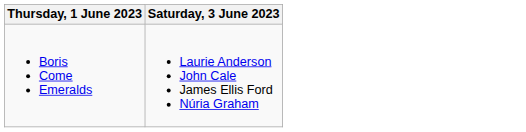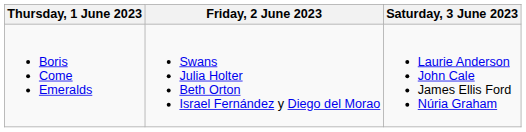+ column: (264, 14)
